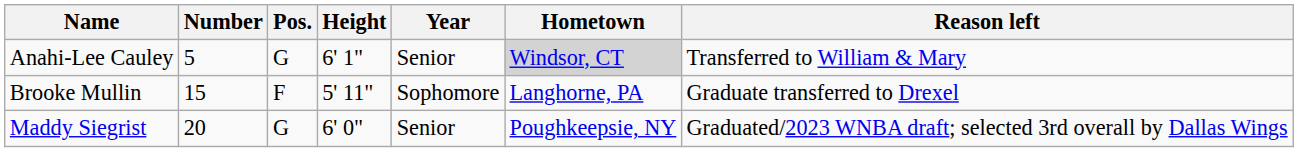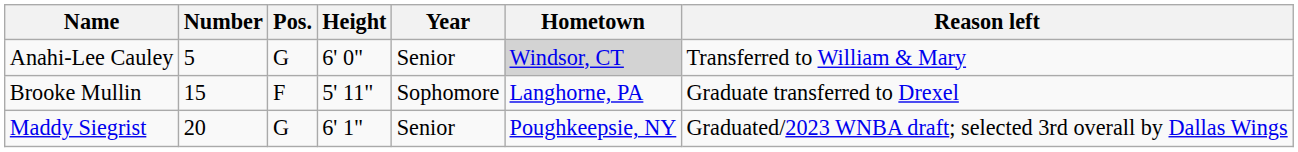(343, 57) 6' 1" -> (343, 57) 6' 0"
(343, 127) 6' 0" -> (343, 127) 6' 1"
